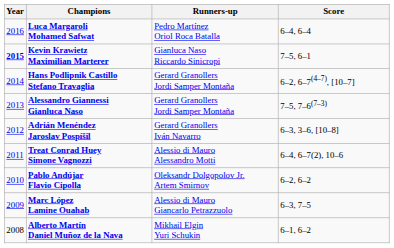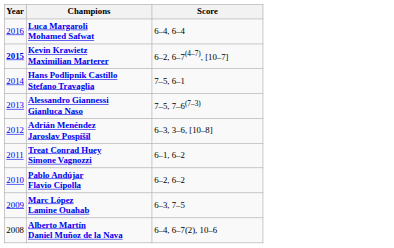- column: (215, 12)
(296, 56) 7–5, 6–1 -> (191, 56) 6–2, 6–7(4–7), [10–7]
(317, 81) 6–2, 6–7(4–7), [10–7] -> (170, 81) 7–5, 6–1
(312, 156) 6–4, 6–7(2), 10–6 -> (170, 156) 6–1, 6–2
(296, 230) 6–1, 6–2 -> (186, 230) 6–4, 6–7(2), 10–6
